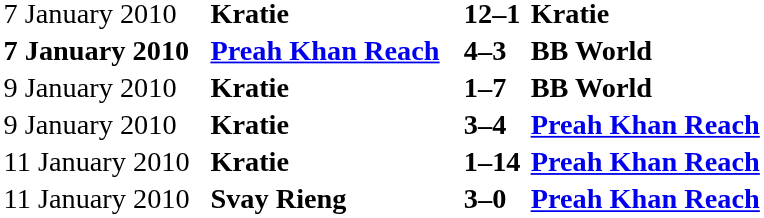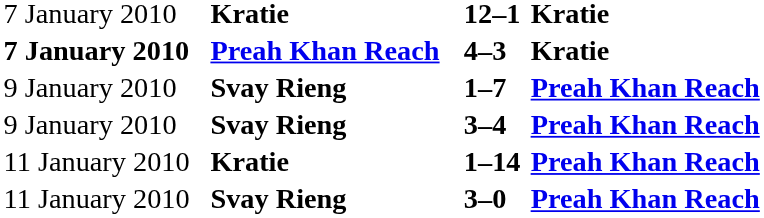(591, 50) BB World -> (570, 50) Kratie
(250, 87) Kratie -> (278, 87) Svay Rieng
(591, 87) BB World -> (645, 87) Preah Khan Reach
(250, 124) Kratie -> (278, 124) Svay Rieng
